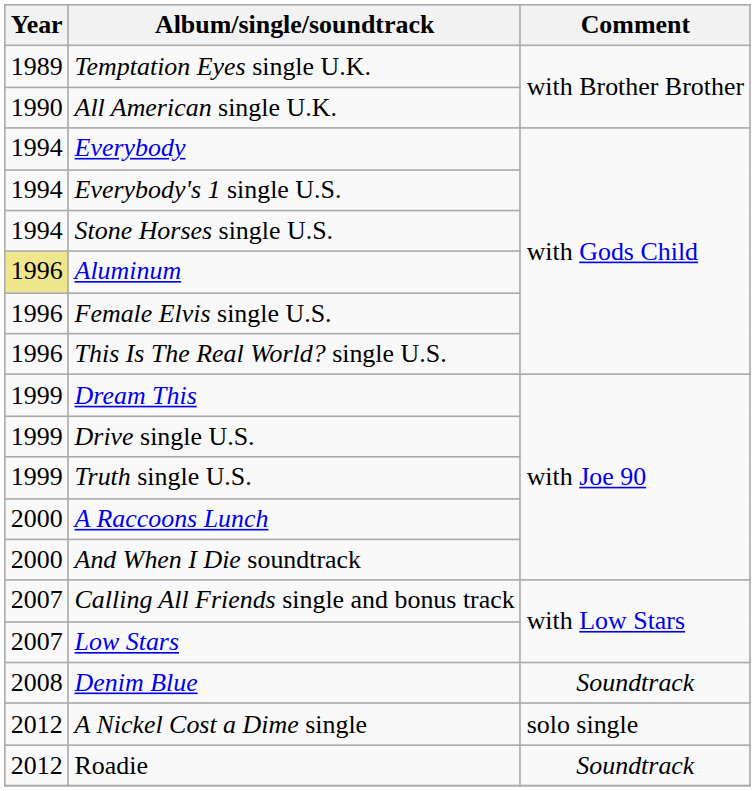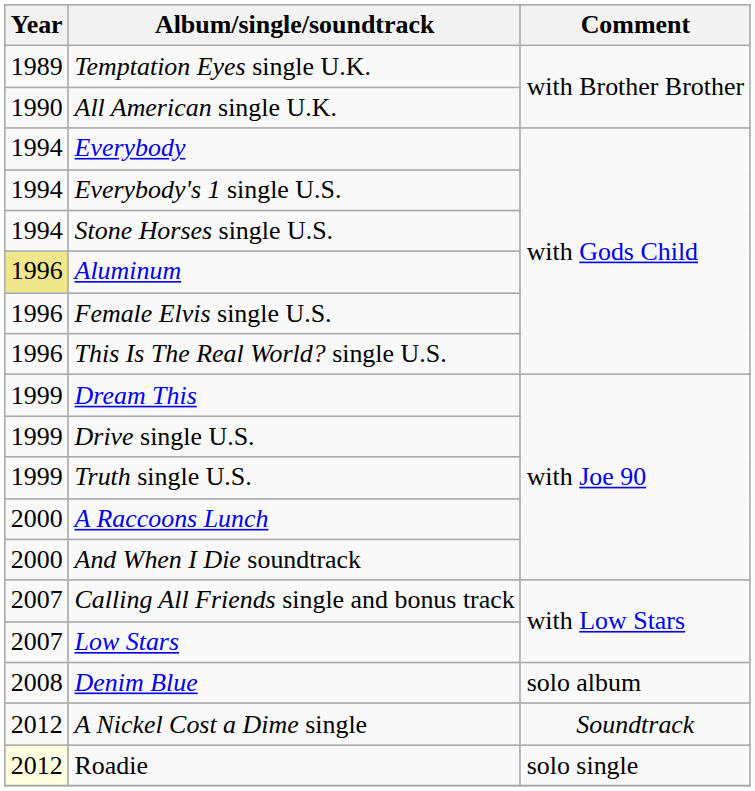(635, 682) Soundtrack -> (584, 682) solo album
(582, 723) solo single -> (635, 723) Soundtrack
(37, 764) no background -> (37, 764) lightyellow background
(635, 764) Soundtrack -> (582, 764) solo single
